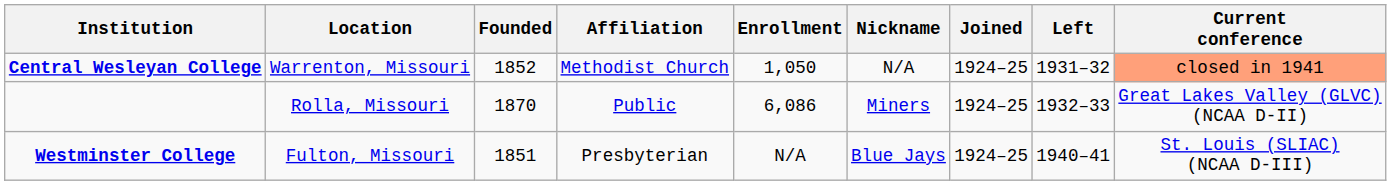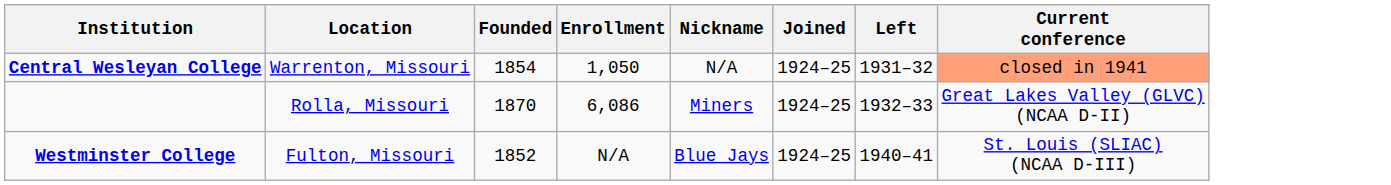- column: (645, 29)
(515, 68) 1852 -> (515, 68) 1854
(515, 155) 1851 -> (515, 155) 1852
